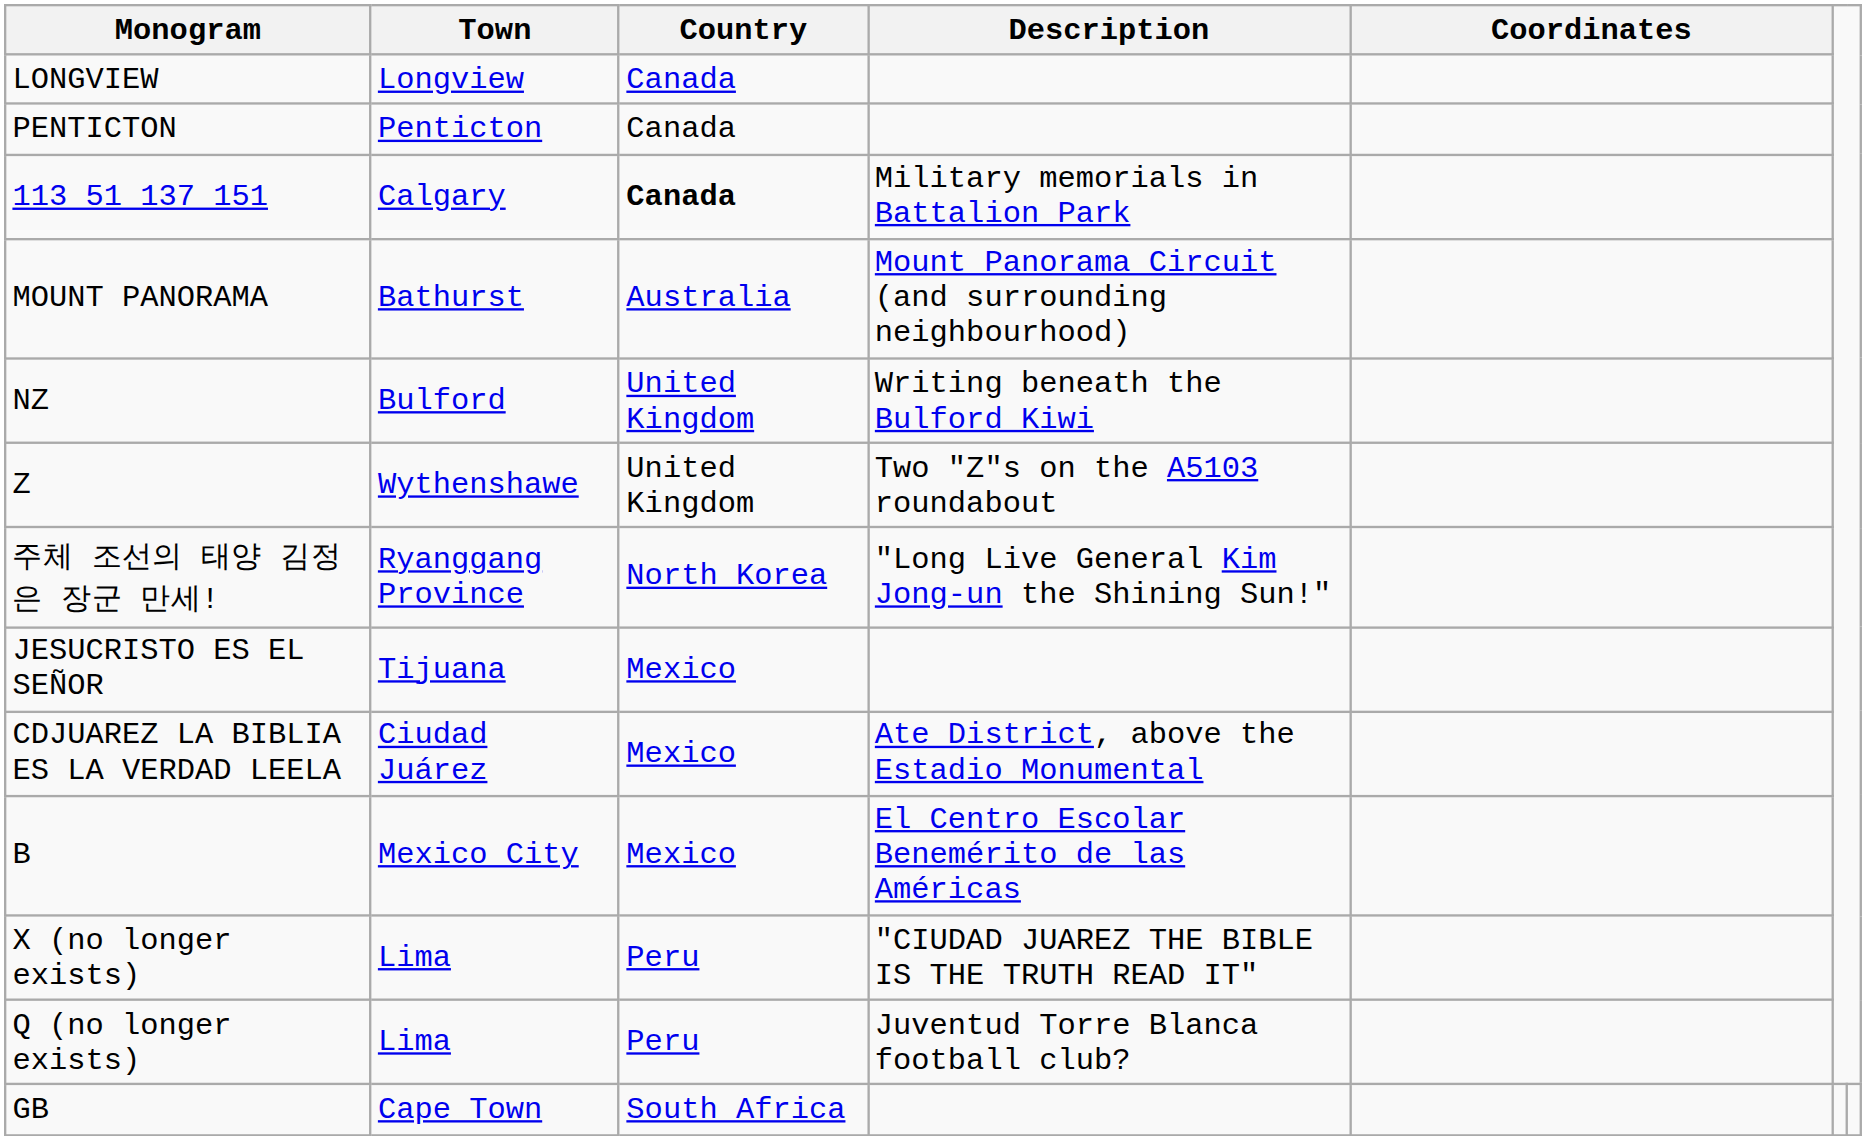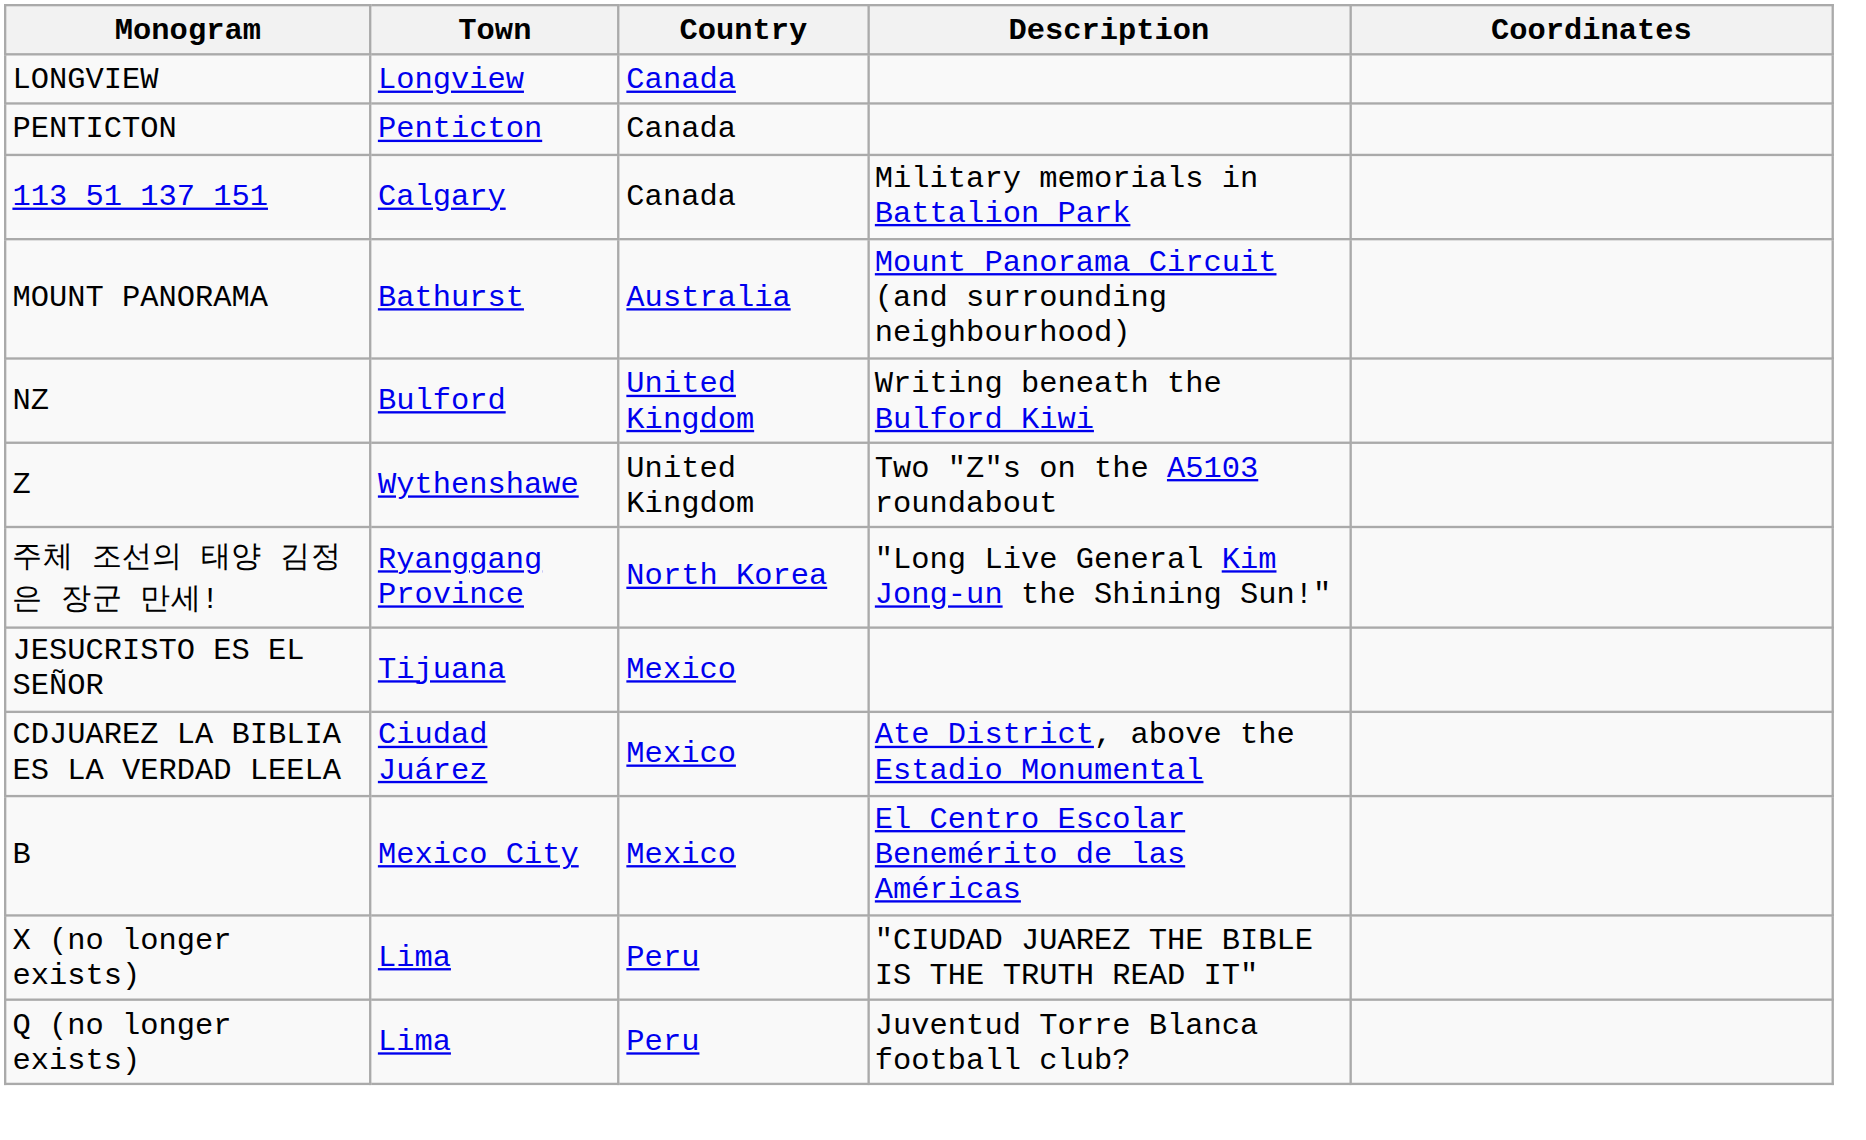(681, 196) bold -> (681, 196) normal
- row: (31, 1110)
